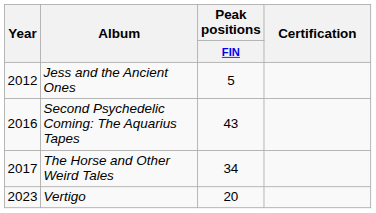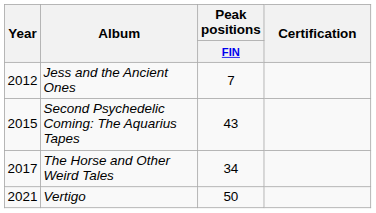(231, 80) 5 -> (231, 80) 7
(22, 124) 2016 -> (22, 124) 2015
(22, 197) 2023 -> (22, 197) 2021
(231, 197) 20 -> (231, 197) 50
